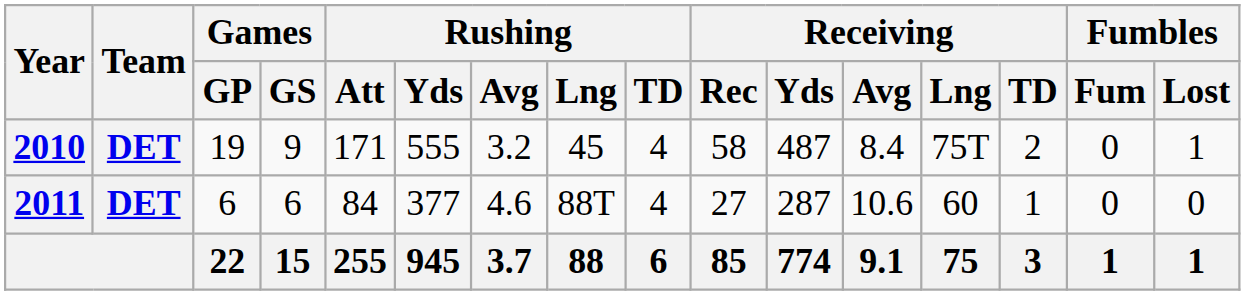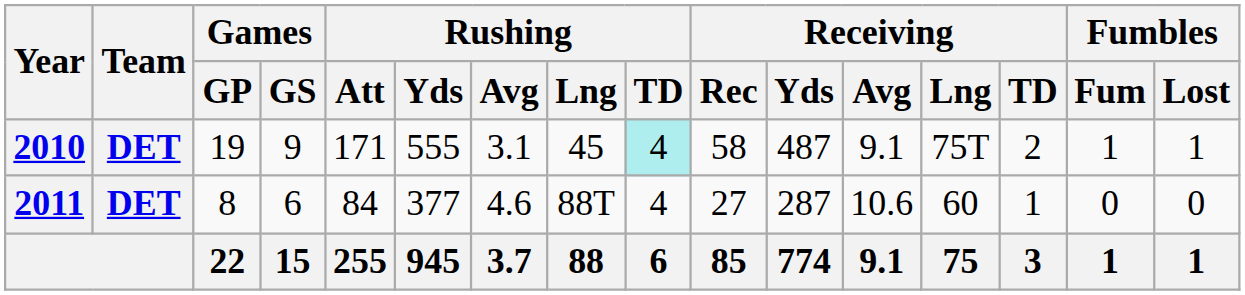(509, 146) 3.2 -> (509, 146) 3.1
(658, 146) no background -> (658, 146) paleturquoise background
(882, 146) 8.4 -> (882, 146) 9.1
(1110, 146) 0 -> (1110, 146) 1
(227, 203) 6 -> (227, 203) 8
